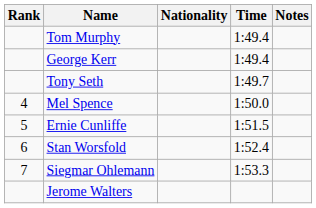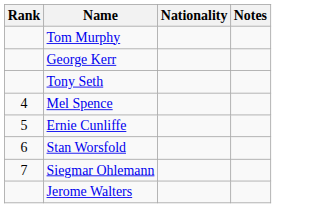- column: (251, 15)
